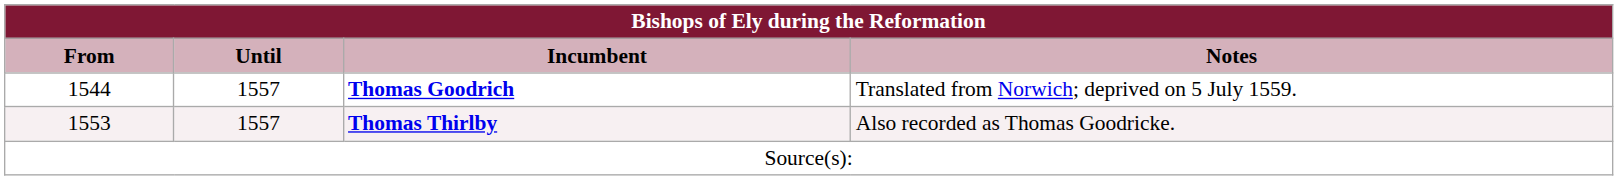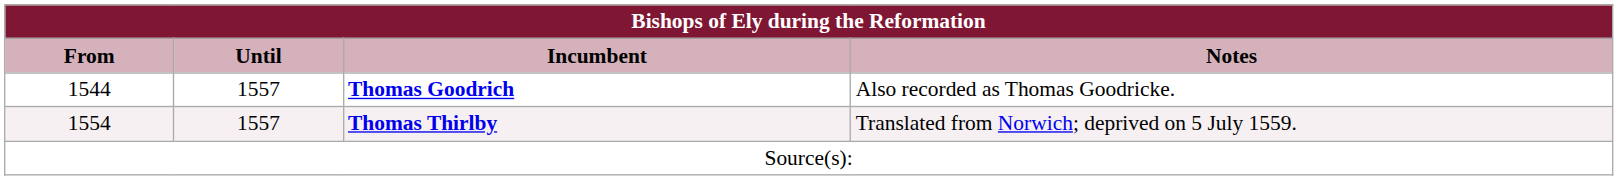(1076, 89) Translated from Norwich; deprived on 5 July 1559. -> (1015, 89) Also recorded as Thomas Goodricke.
(89, 123) 1553 -> (89, 123) 1554
(1015, 123) Also recorded as Thomas Goodricke. -> (1076, 123) Translated from Norwich; deprived on 5 July 1559.
